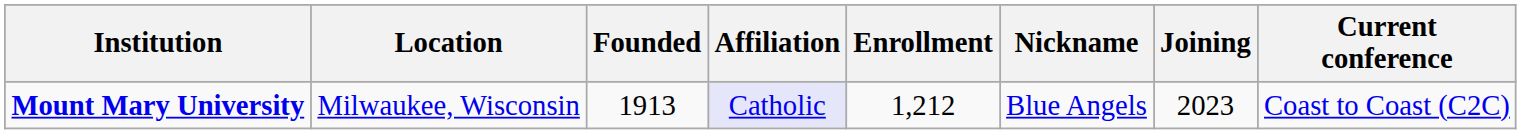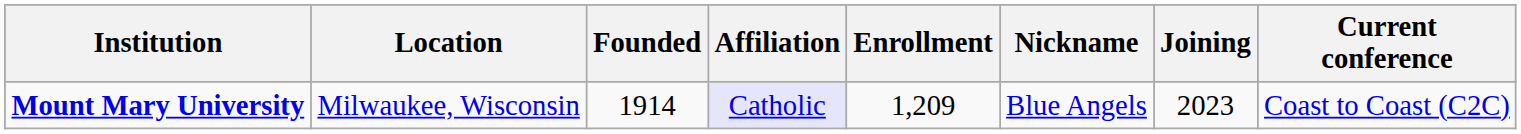(647, 104) 1913 -> (647, 104) 1914
(923, 104) 1,212 -> (923, 104) 1,209
